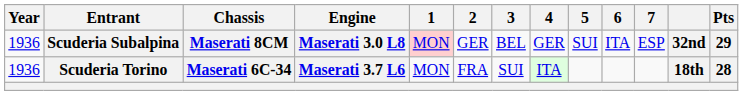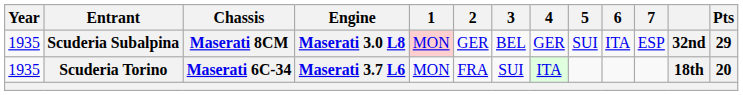(24, 43) 1936 -> (24, 43) 1935
(24, 69) 1936 -> (24, 69) 1935
(724, 69) 28 -> (724, 69) 20
